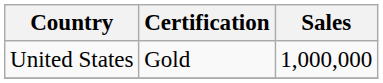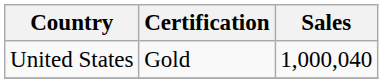(326, 59) 1,000,000 -> (326, 59) 1,000,040
